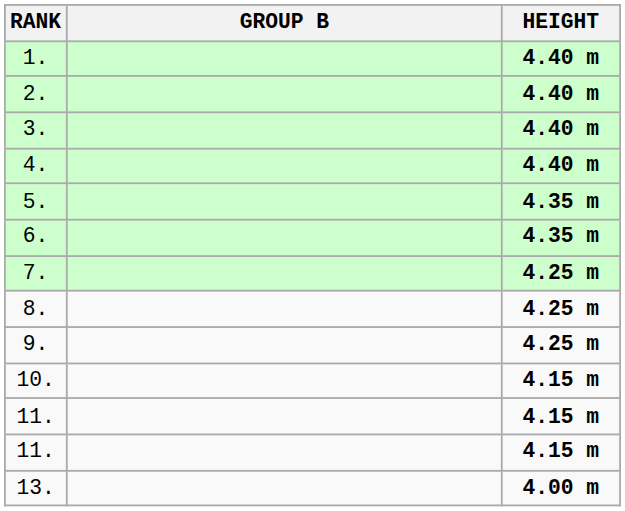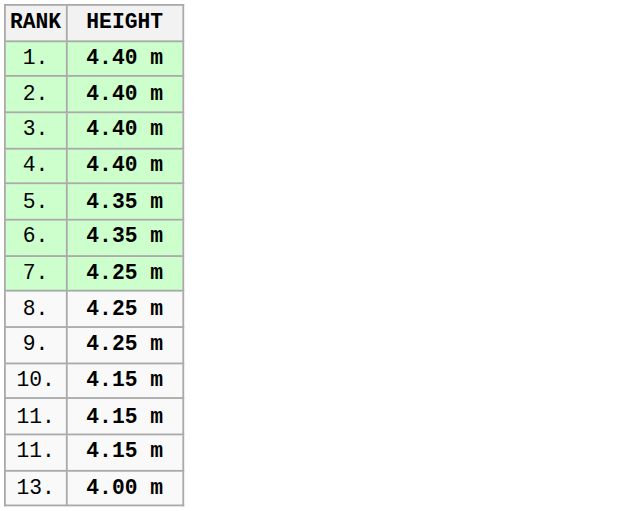- column: (284, 22)
